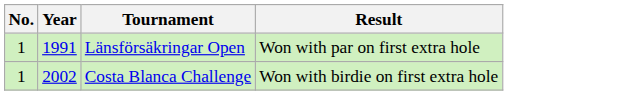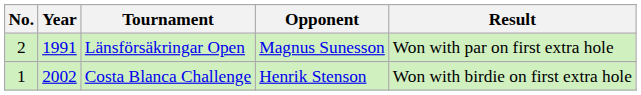+ column: (322, 18)
(21, 47) 1 -> (21, 47) 2
